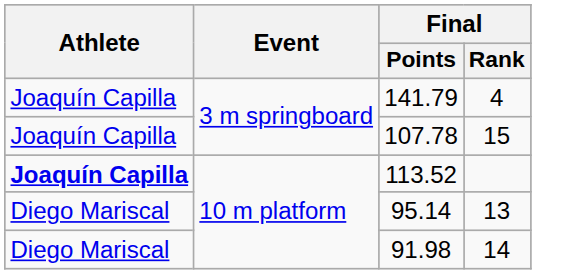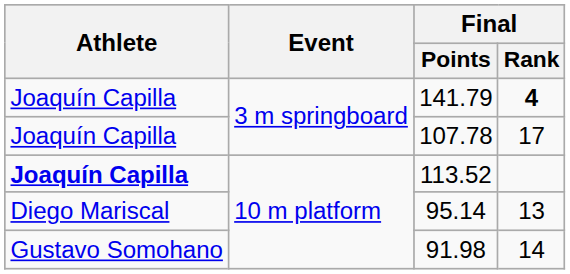(497, 98) normal -> (532, 98) bold
(497, 136) 15 -> (532, 136) 17
(90, 250) Diego Mariscal -> (117, 250) Gustavo Somohano
